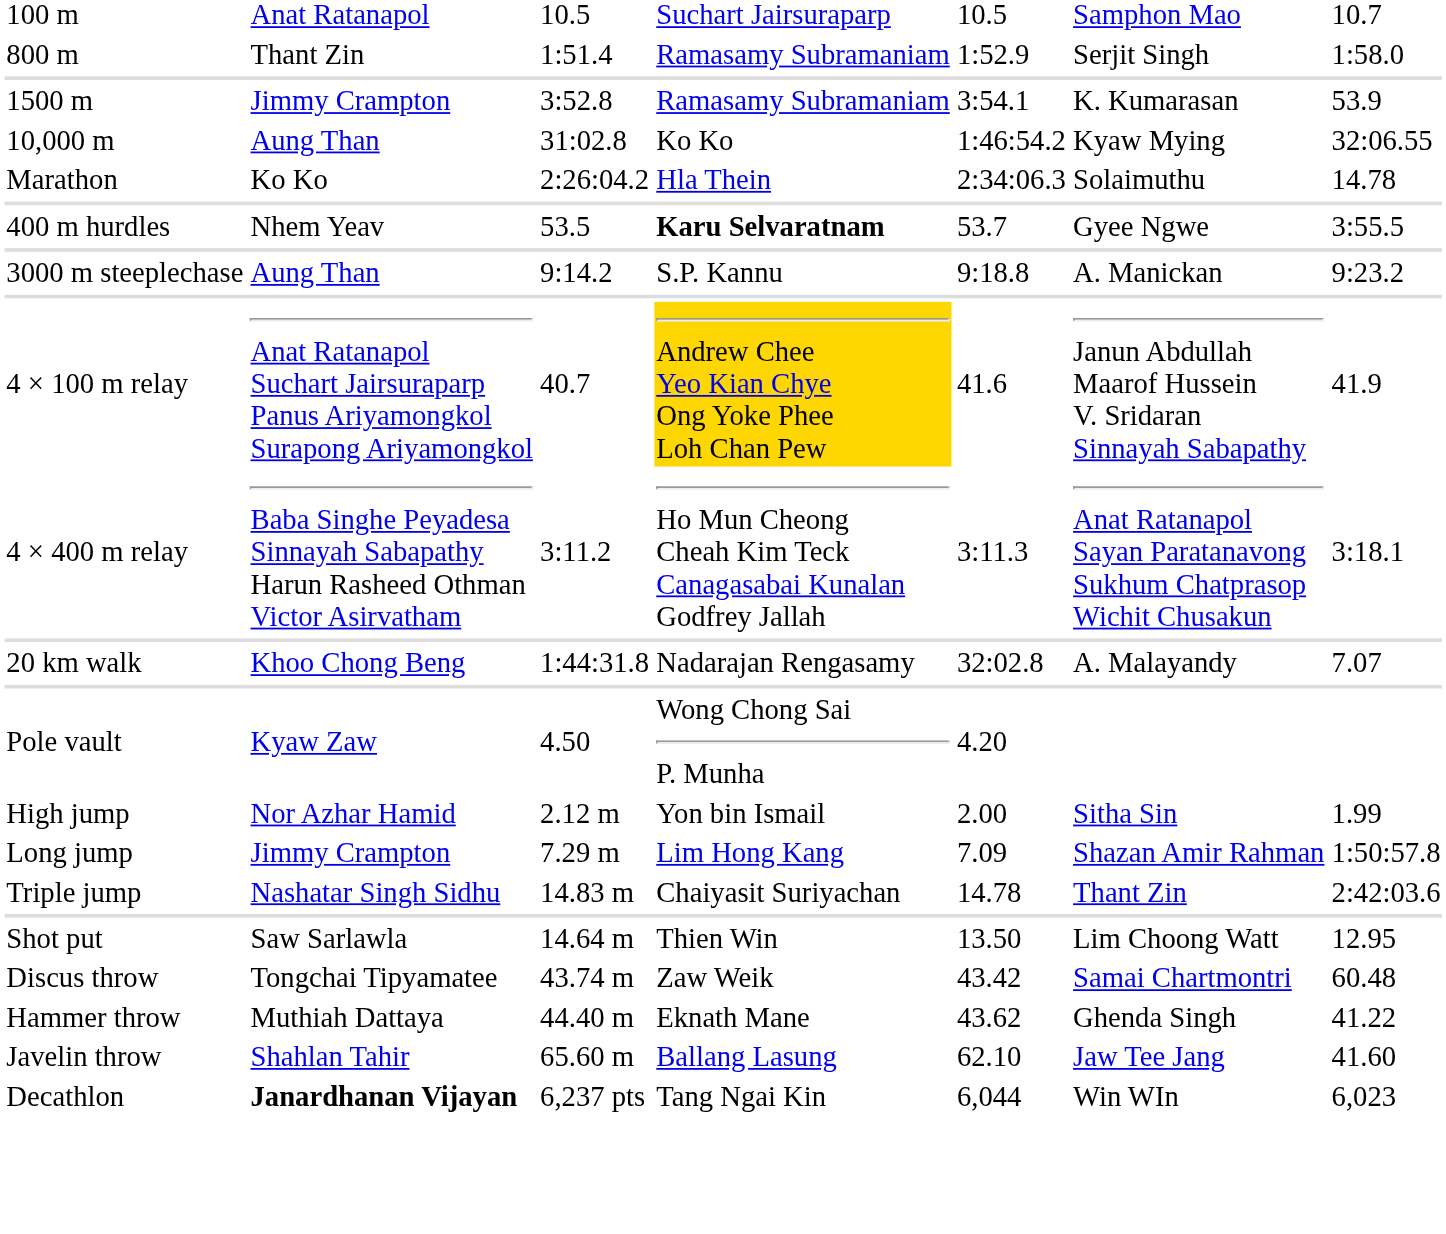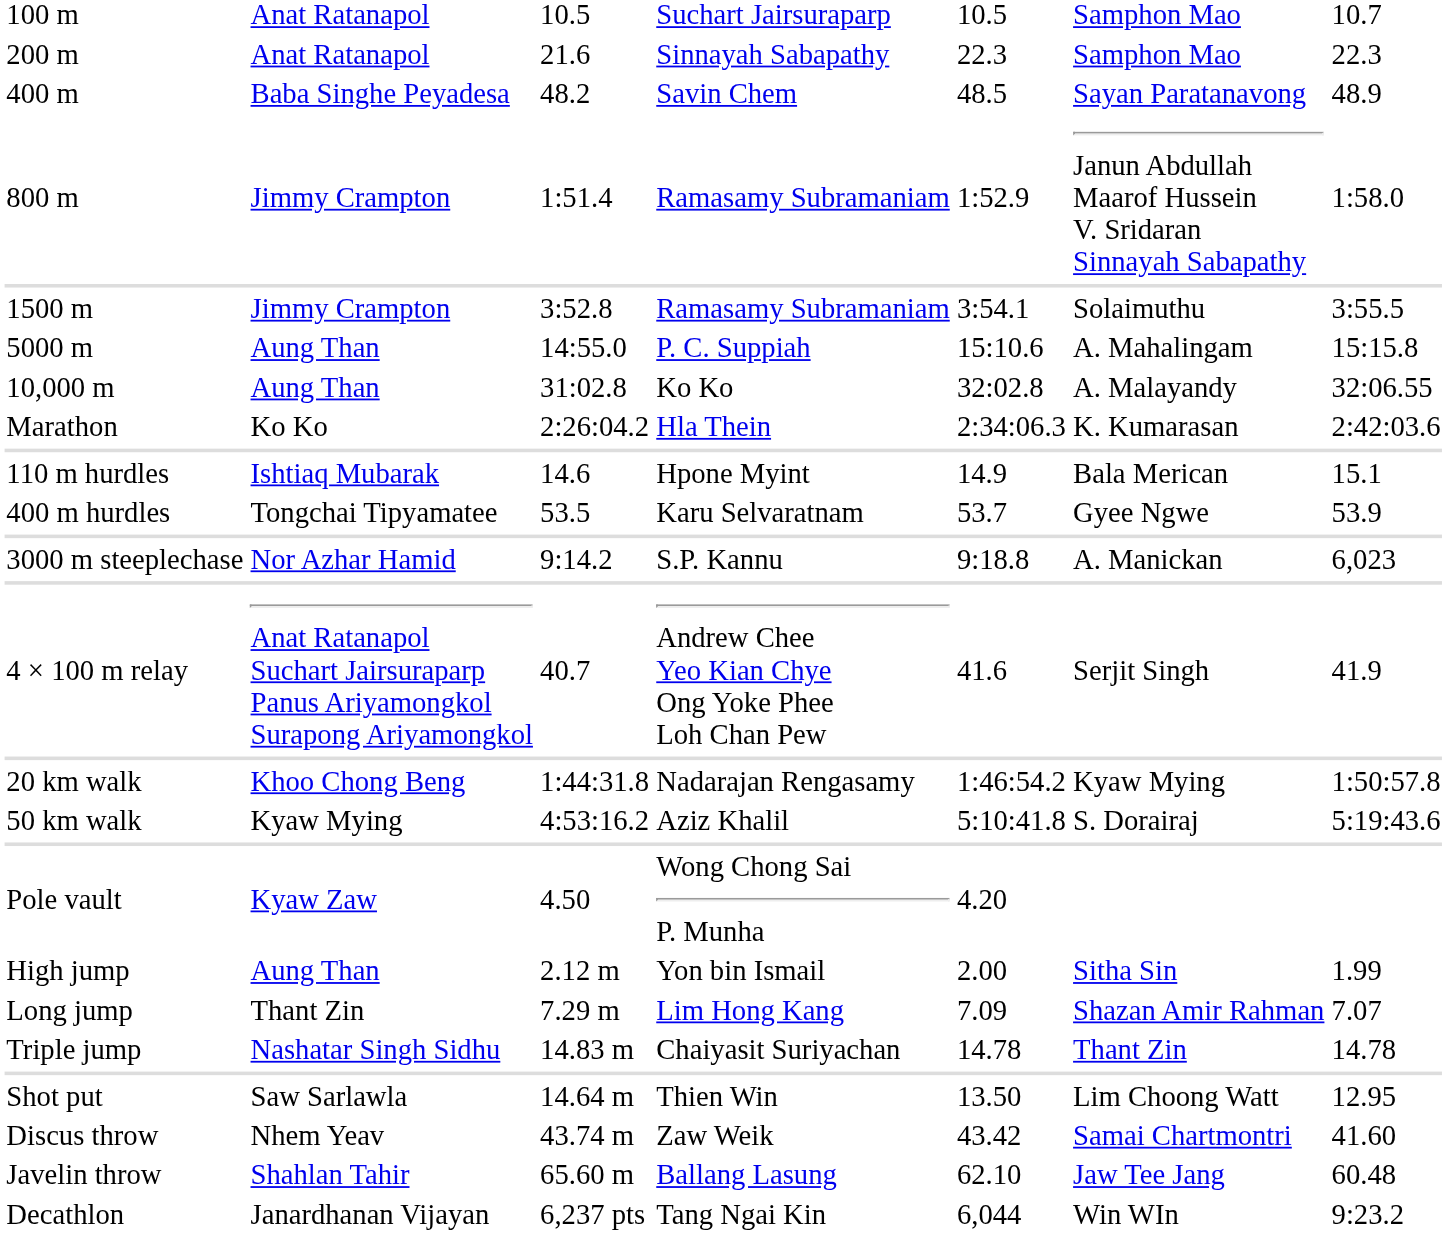+ row: (43, 54)
+ row: (43, 93)
(307, 54) Thant Zin -> (350, 197) Jimmy Crampton
(1141, 54) Serjit Singh -> (1199, 204) Janun Abdullah Maarof Hussein V. Sridaran Sinnayah Sabapathy
(1156, 101) K. Kumarasan -> (1139, 308) Solaimuthu
(1357, 101) 53.9 -> (1368, 308) 3:55.5
+ row: (50, 348)
(1011, 140) 1:46:54.2 -> (1000, 387) 32:02.8
(1149, 140) Kyaw Mying -> (1155, 387) A. Malayandy
(1139, 179) Solaimuthu -> (1156, 426) K. Kumarasan
(1364, 179) 14.78 -> (1386, 426) 2:42:03.6
+ row: (88, 473)
(317, 226) Nhem Yeav -> (374, 512) Tongchai Tipyamatee
(770, 226) bold -> (760, 512) normal
(1368, 226) 3:55.5 -> (1357, 512) 53.9
(315, 272) Aung Than -> (353, 559) Nor Azhar Hamid
(1368, 272) 9:23.2 -> (1364, 559) 6,023
(803, 390) gold background -> (803, 677) no background
(1199, 390) Janun Abdullah Maarof Hussein V. Sridaran Sinnayah Sabapathy -> (1141, 670) Serjit Singh
- row: (97, 552)
(1000, 663) 32:02.8 -> (1011, 781) 1:46:54.2
(1155, 663) A. Malayandy -> (1149, 781) Kyaw Mying
(1357, 663) 7.07 -> (1386, 781) 1:50:57.8
+ row: (74, 820)
(353, 813) Nor Azhar Hamid -> (315, 970) Aung Than
(350, 852) Jimmy Crampton -> (307, 1010) Thant Zin
(1386, 852) 1:50:57.8 -> (1357, 1010) 7.07
(1386, 892) 2:42:03.6 -> (1364, 1049) 14.78
(374, 978) Tongchai Tipyamatee -> (317, 1135) Nhem Yeav
(1364, 978) 60.48 -> (1364, 1135) 41.60
- row: (93, 1017)
(1364, 1056) 41.60 -> (1364, 1175) 60.48
(384, 1096) bold -> (370, 1214) normal
(1364, 1096) 6,023 -> (1368, 1214) 9:23.2
